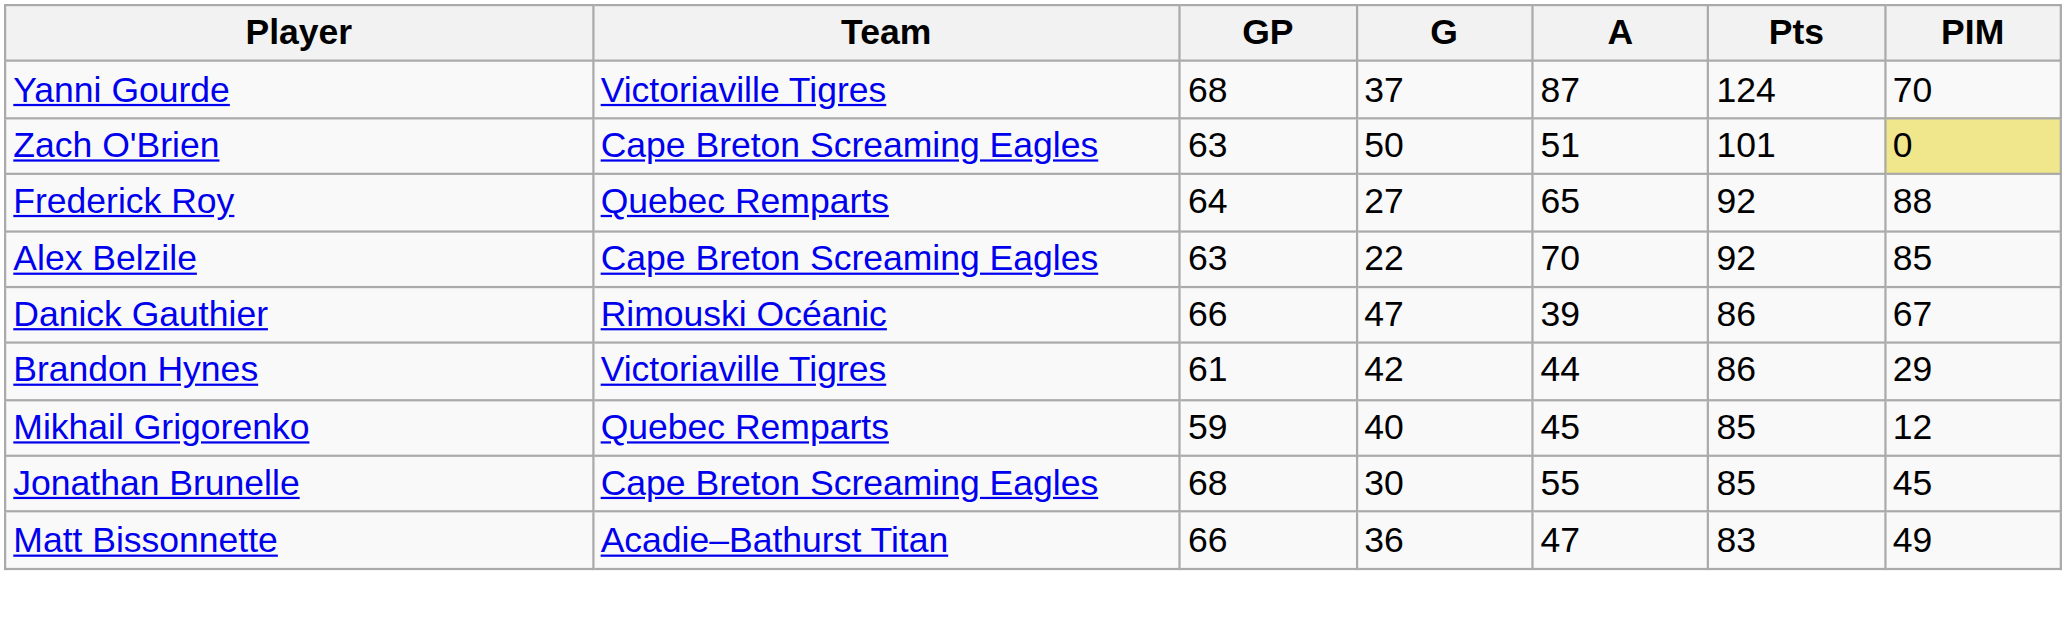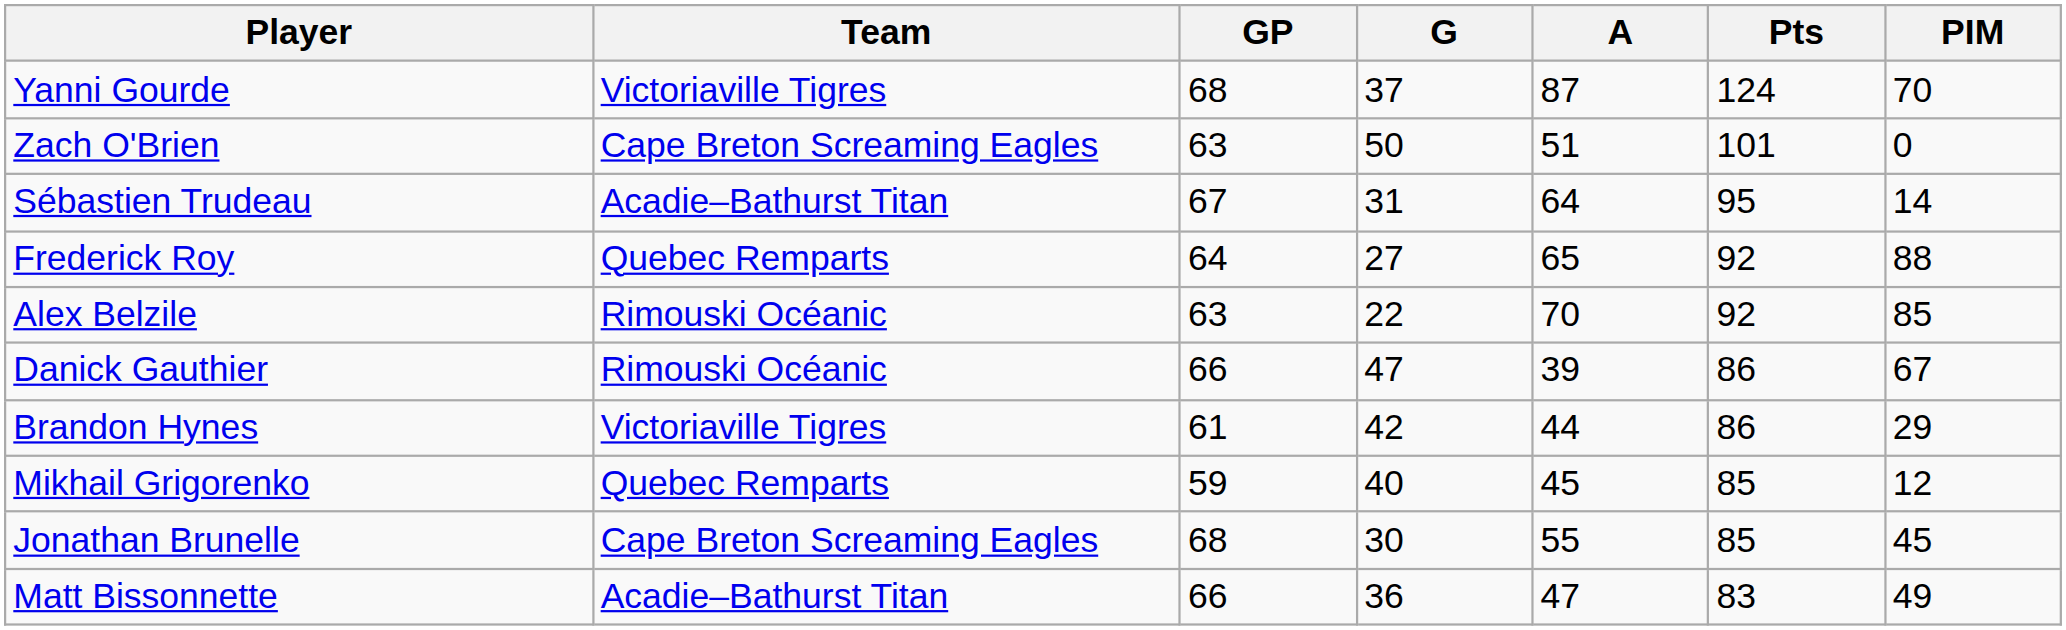(1903, 145) khaki background -> (1903, 145) no background
+ row: (162, 201)
(849, 257) Cape Breton Screaming Eagles -> (744, 314) Rimouski Océanic
